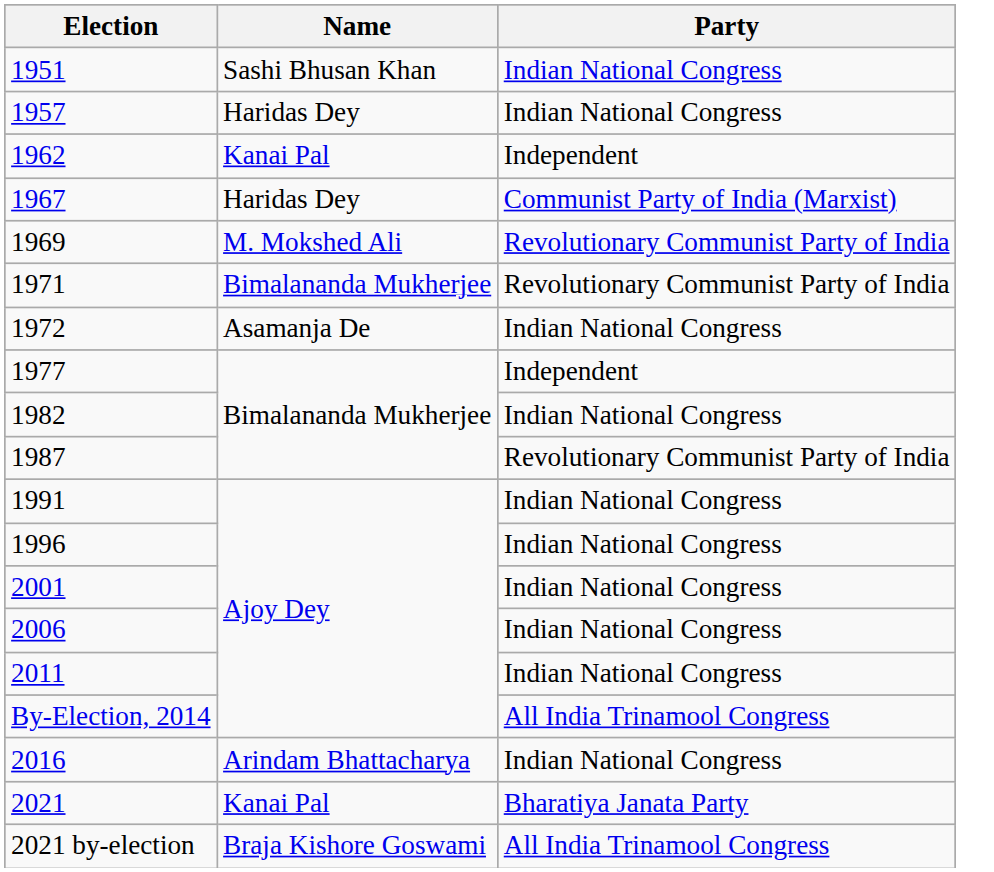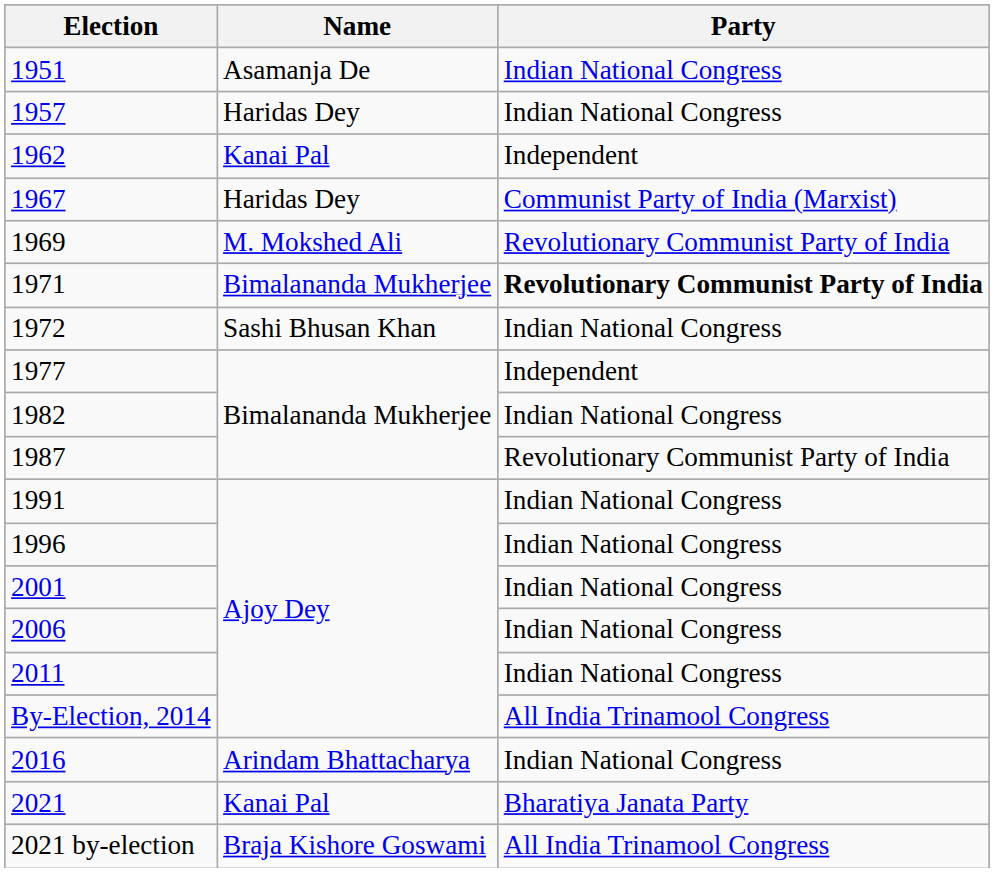(330, 69) Sashi Bhusan Khan -> (297, 69) Asamanja De
(727, 284) normal -> (743, 284) bold
(297, 328) Asamanja De -> (330, 328) Sashi Bhusan Khan
